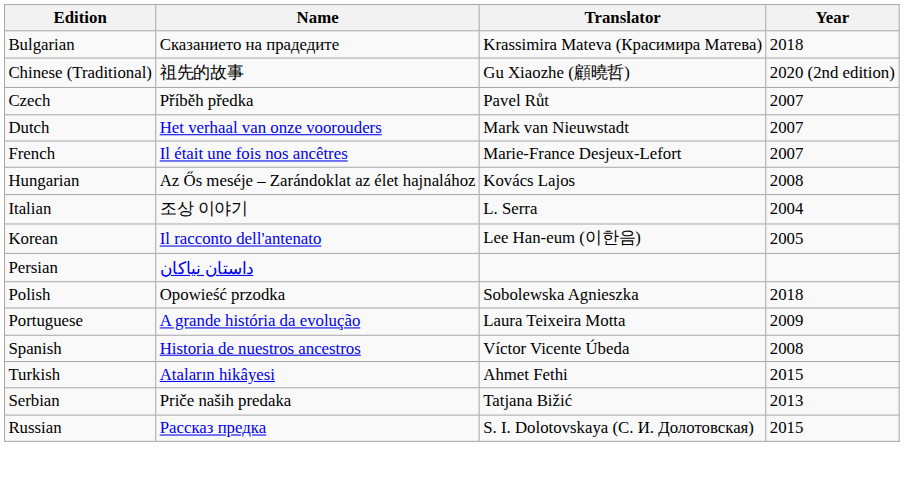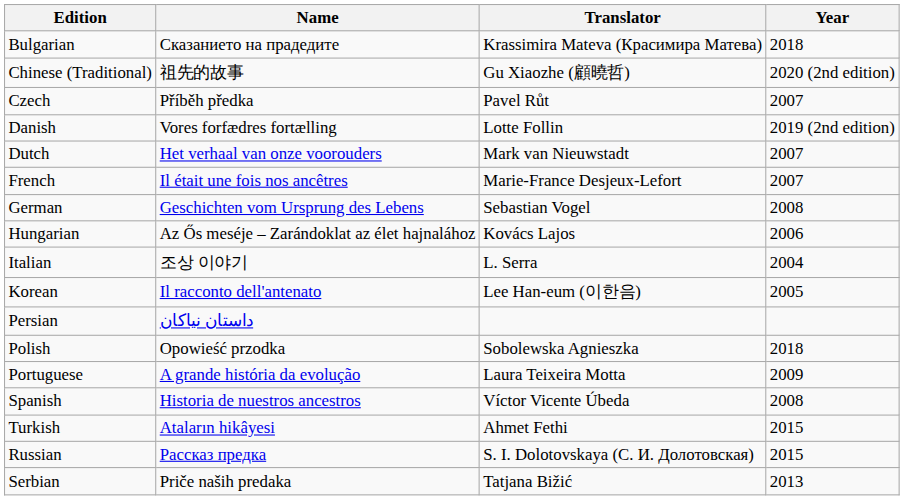+ row: (32, 127)
+ row: (35, 207)
(787, 180) 2008 -> (787, 234) 2006
rows swapped: (34, 401) <-> (35, 427)
